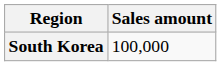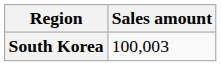(140, 46) 100,000 -> (140, 46) 100,003
